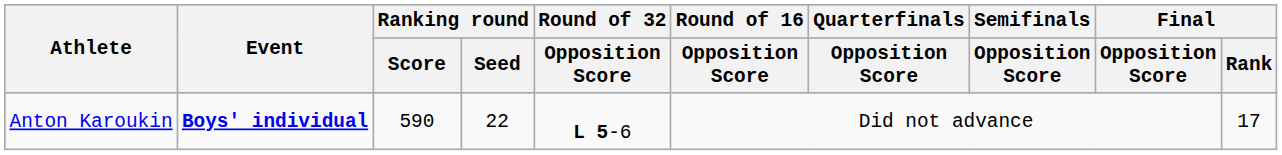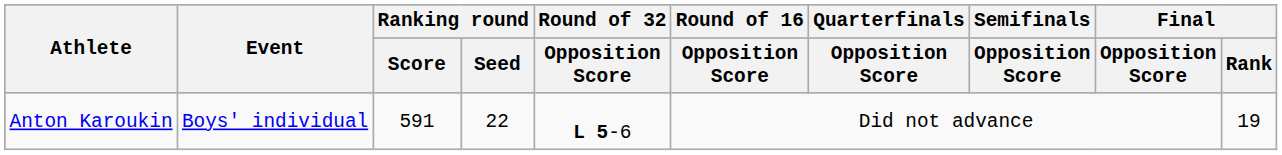(275, 121) bold -> (275, 121) normal
(417, 121) 590 -> (417, 121) 591
(1249, 121) 17 -> (1249, 121) 19
